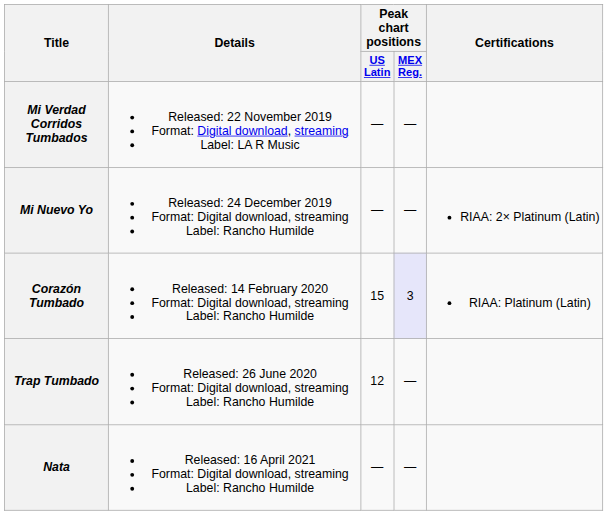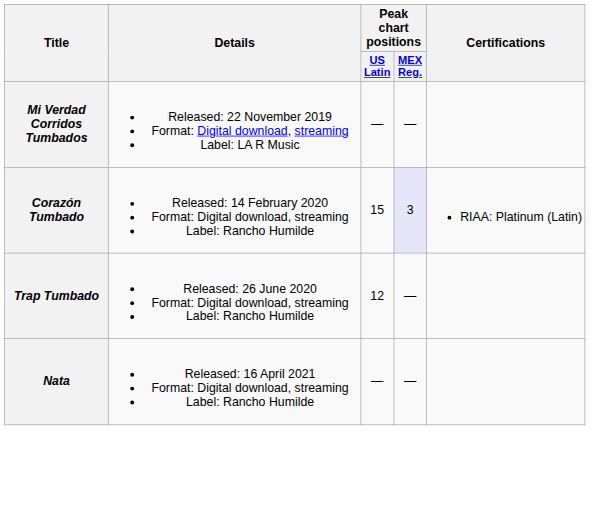- row: (57, 210)
